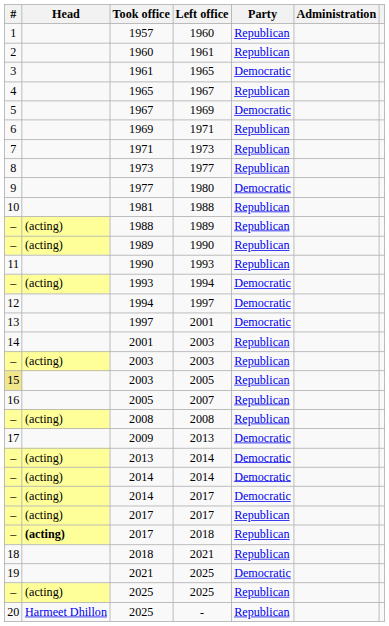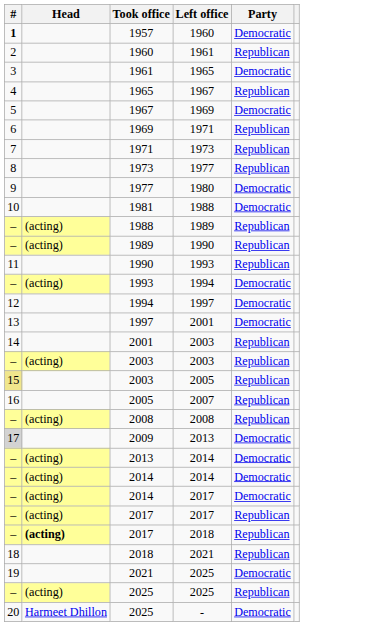- column: (336, 14)
(13, 33) normal -> (13, 33) bold
(262, 33) Republican -> (262, 33) Democratic
(262, 206) Republican -> (262, 206) Democratic
(13, 438) no background -> (13, 438) lightgrey background
(262, 611) Republican -> (262, 611) Democratic
